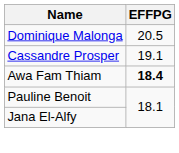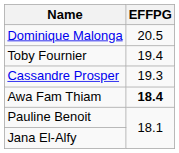+ row: (47, 55)
(150, 55) 19.1 -> (150, 76) 19.3
